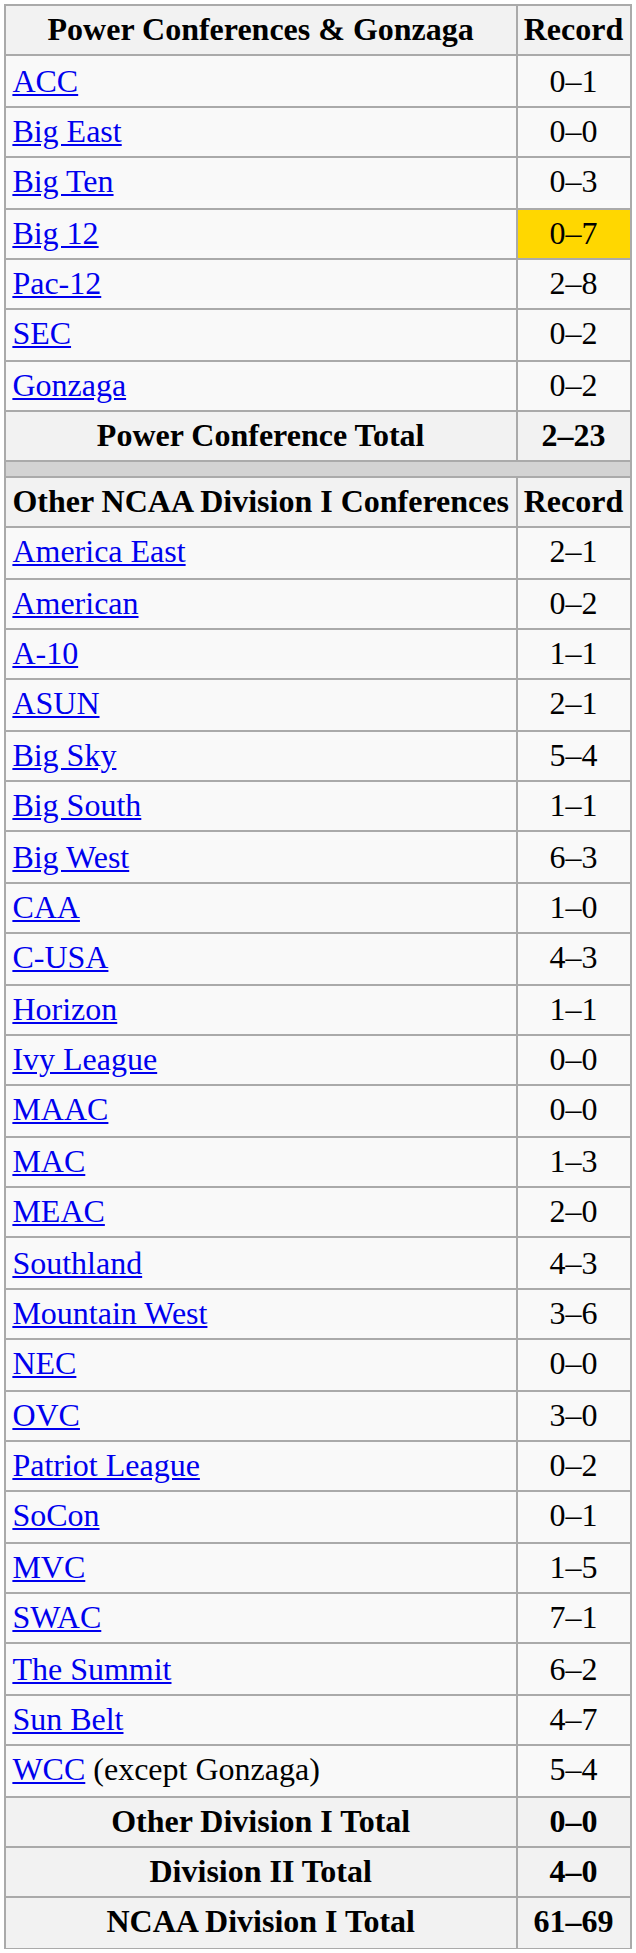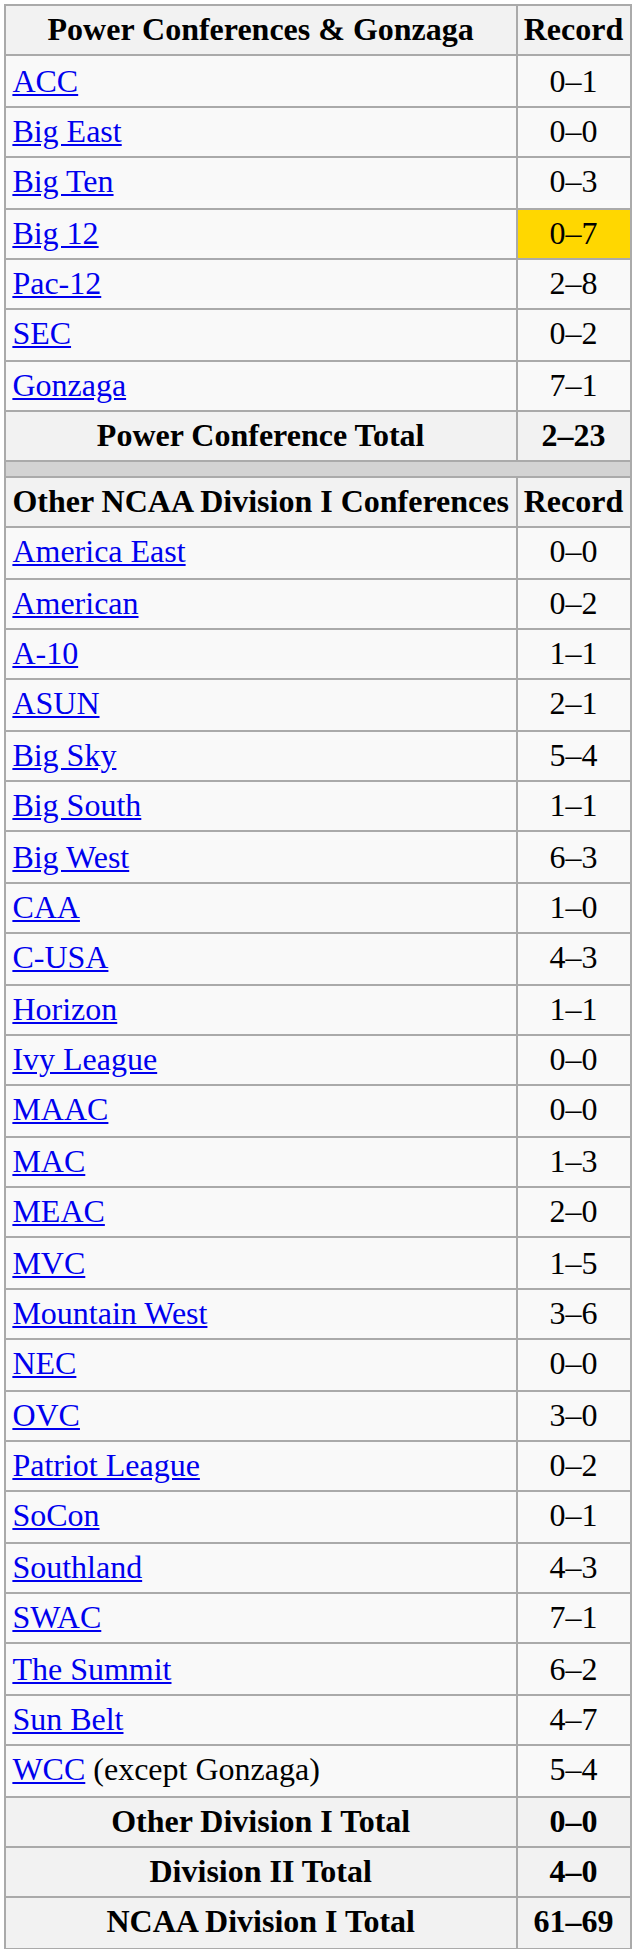(573, 385) 0–2 -> (573, 385) 7–1
(573, 552) 2–1 -> (573, 552) 0–0
rows swapped: (49, 1567) <-> (77, 1262)
